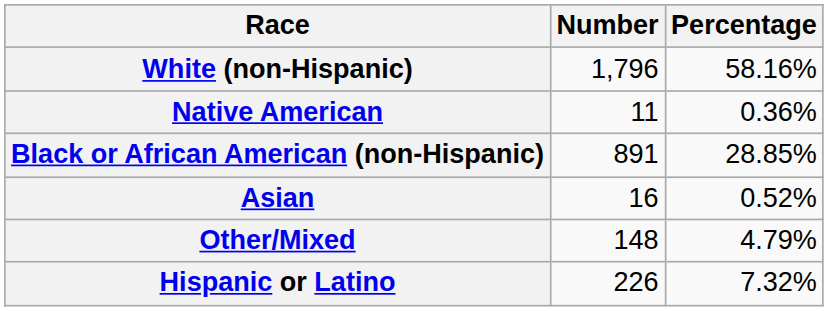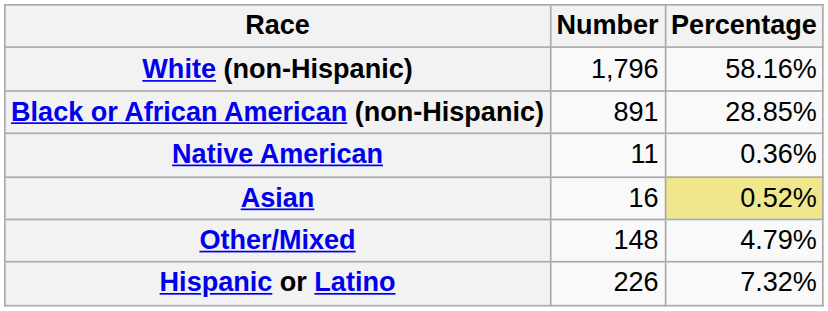rows swapped: (278, 154) <-> (278, 111)
(779, 197) no background -> (779, 197) khaki background
